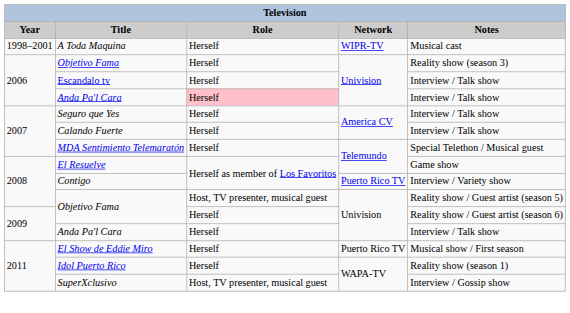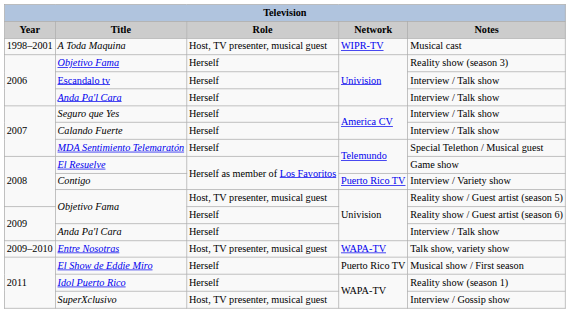(204, 47) Herself -> (258, 47) Host, TV presenter, musical guest
(204, 97) pink background -> (204, 97) no background
+ row: (30, 249)
